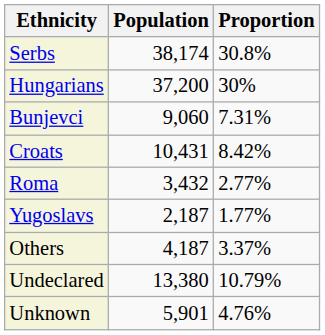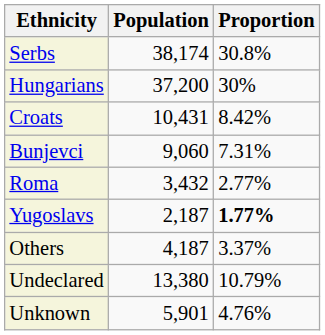rows swapped: (36, 150) <-> (46, 118)
(245, 215) normal -> (246, 215) bold
